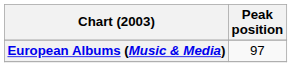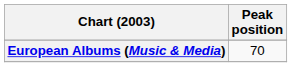(257, 51) 97 -> (257, 51) 70
